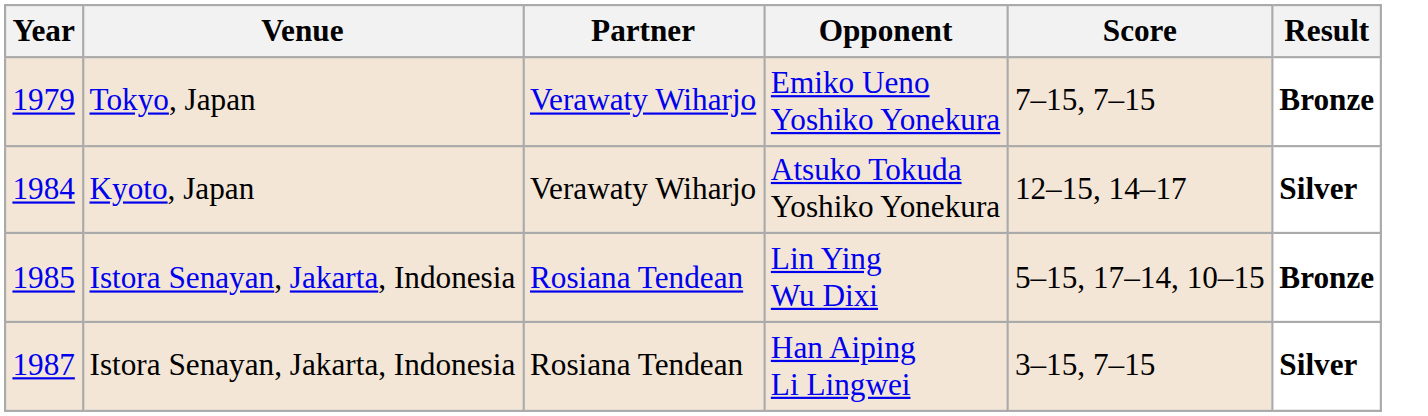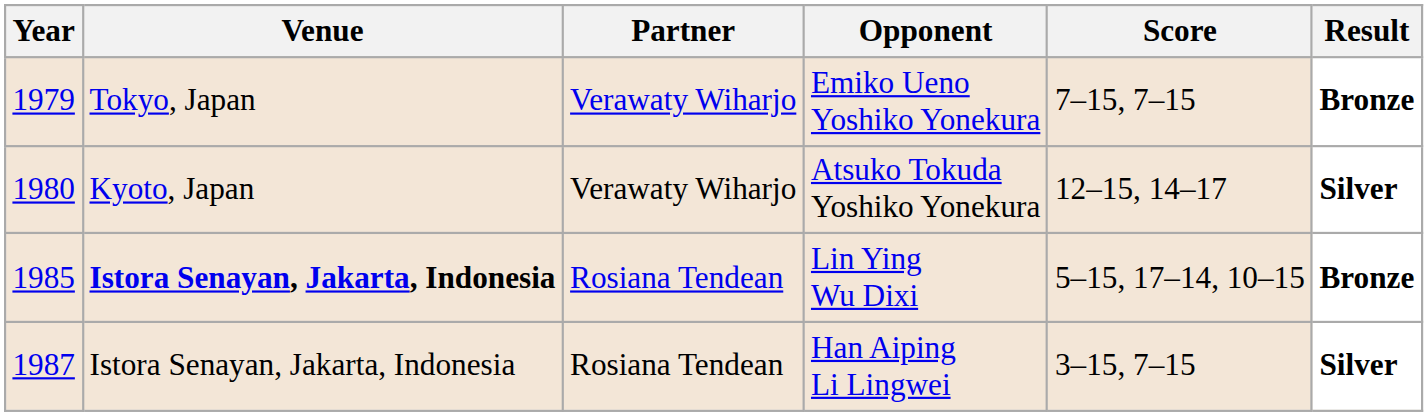(44, 189) 1984 -> (44, 189) 1980
(302, 277) normal -> (322, 277) bold
